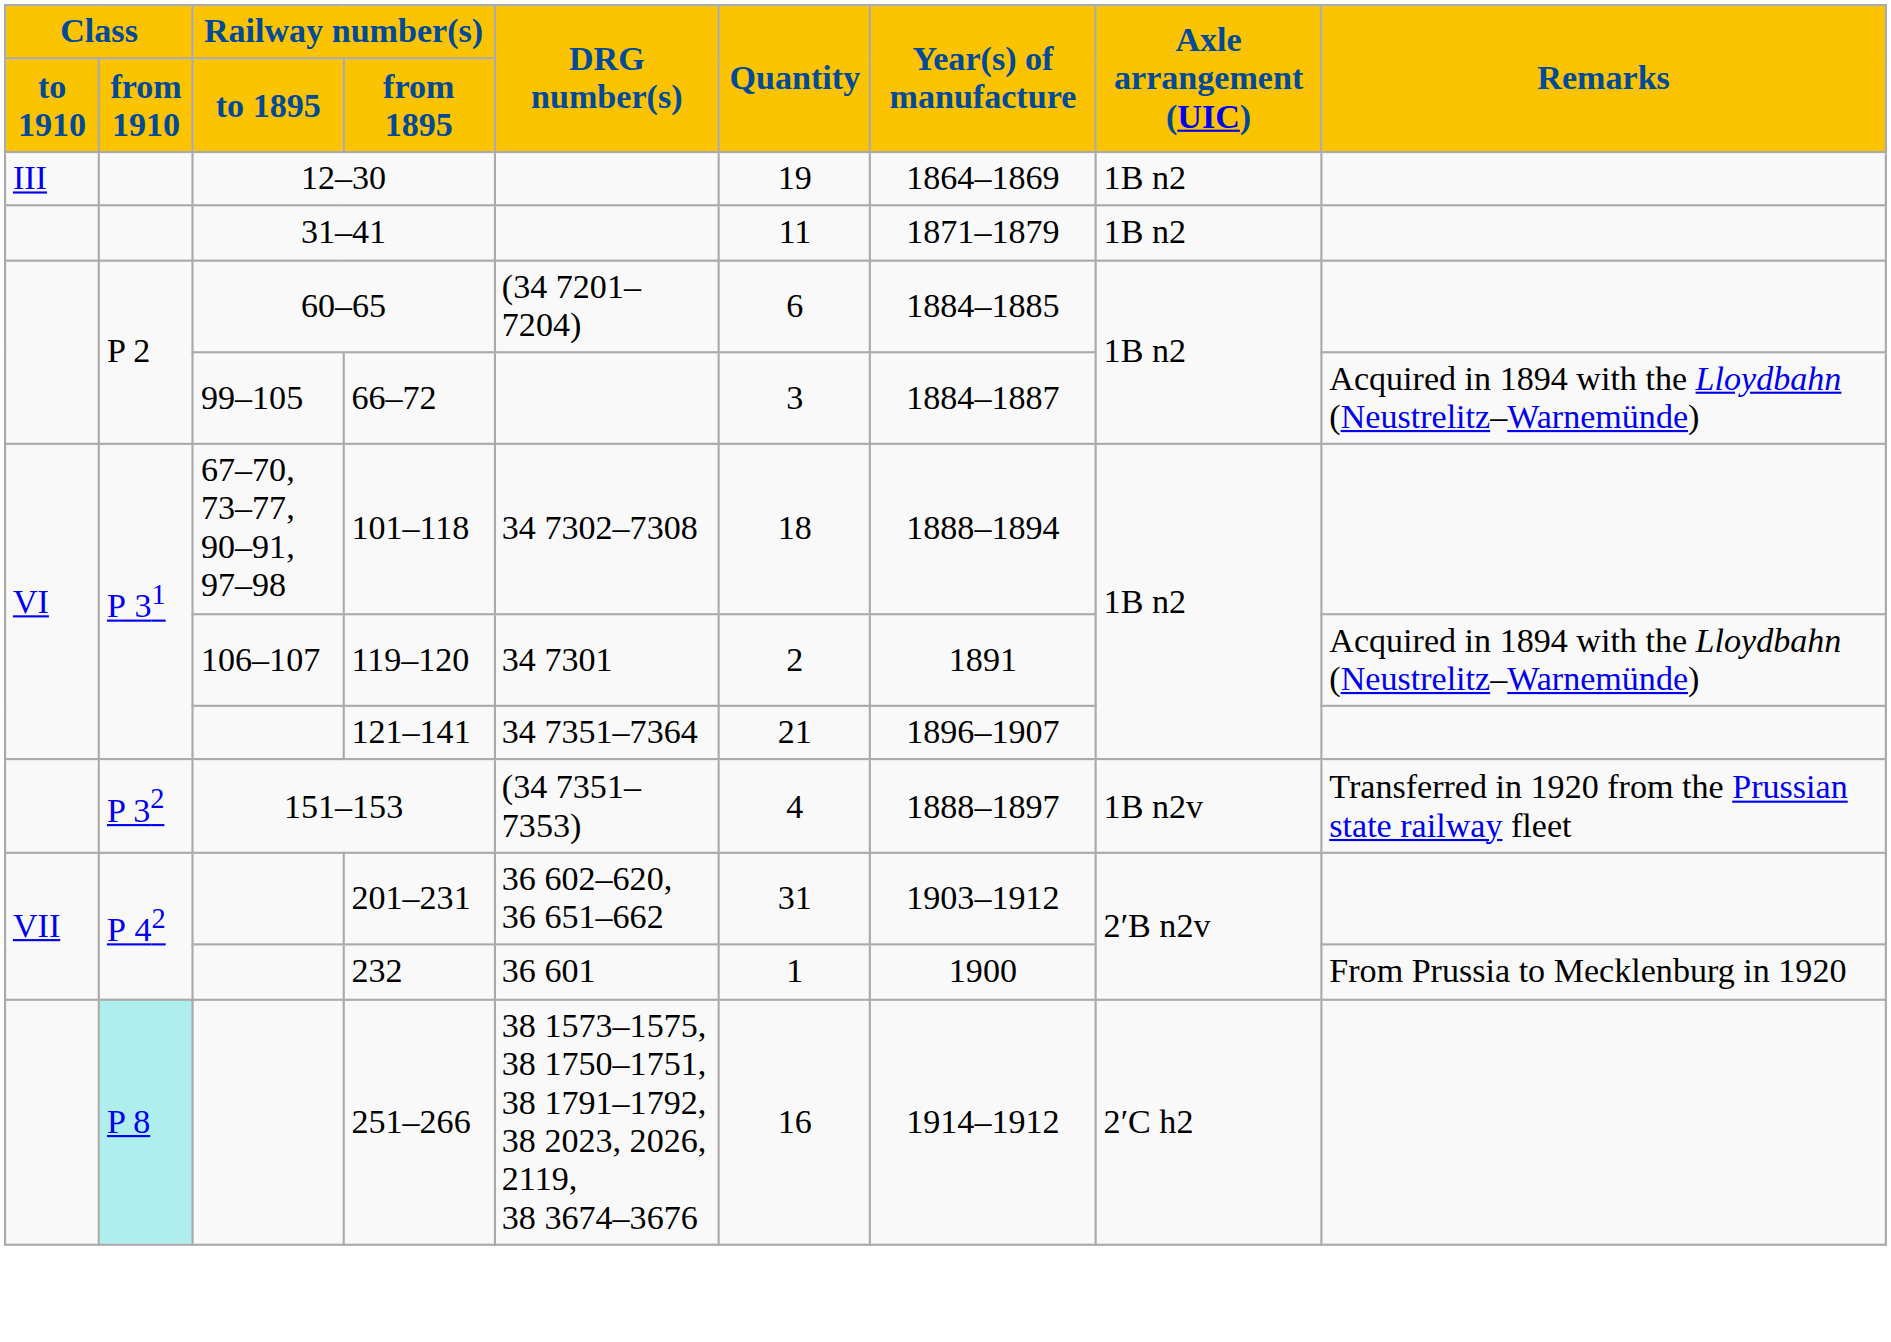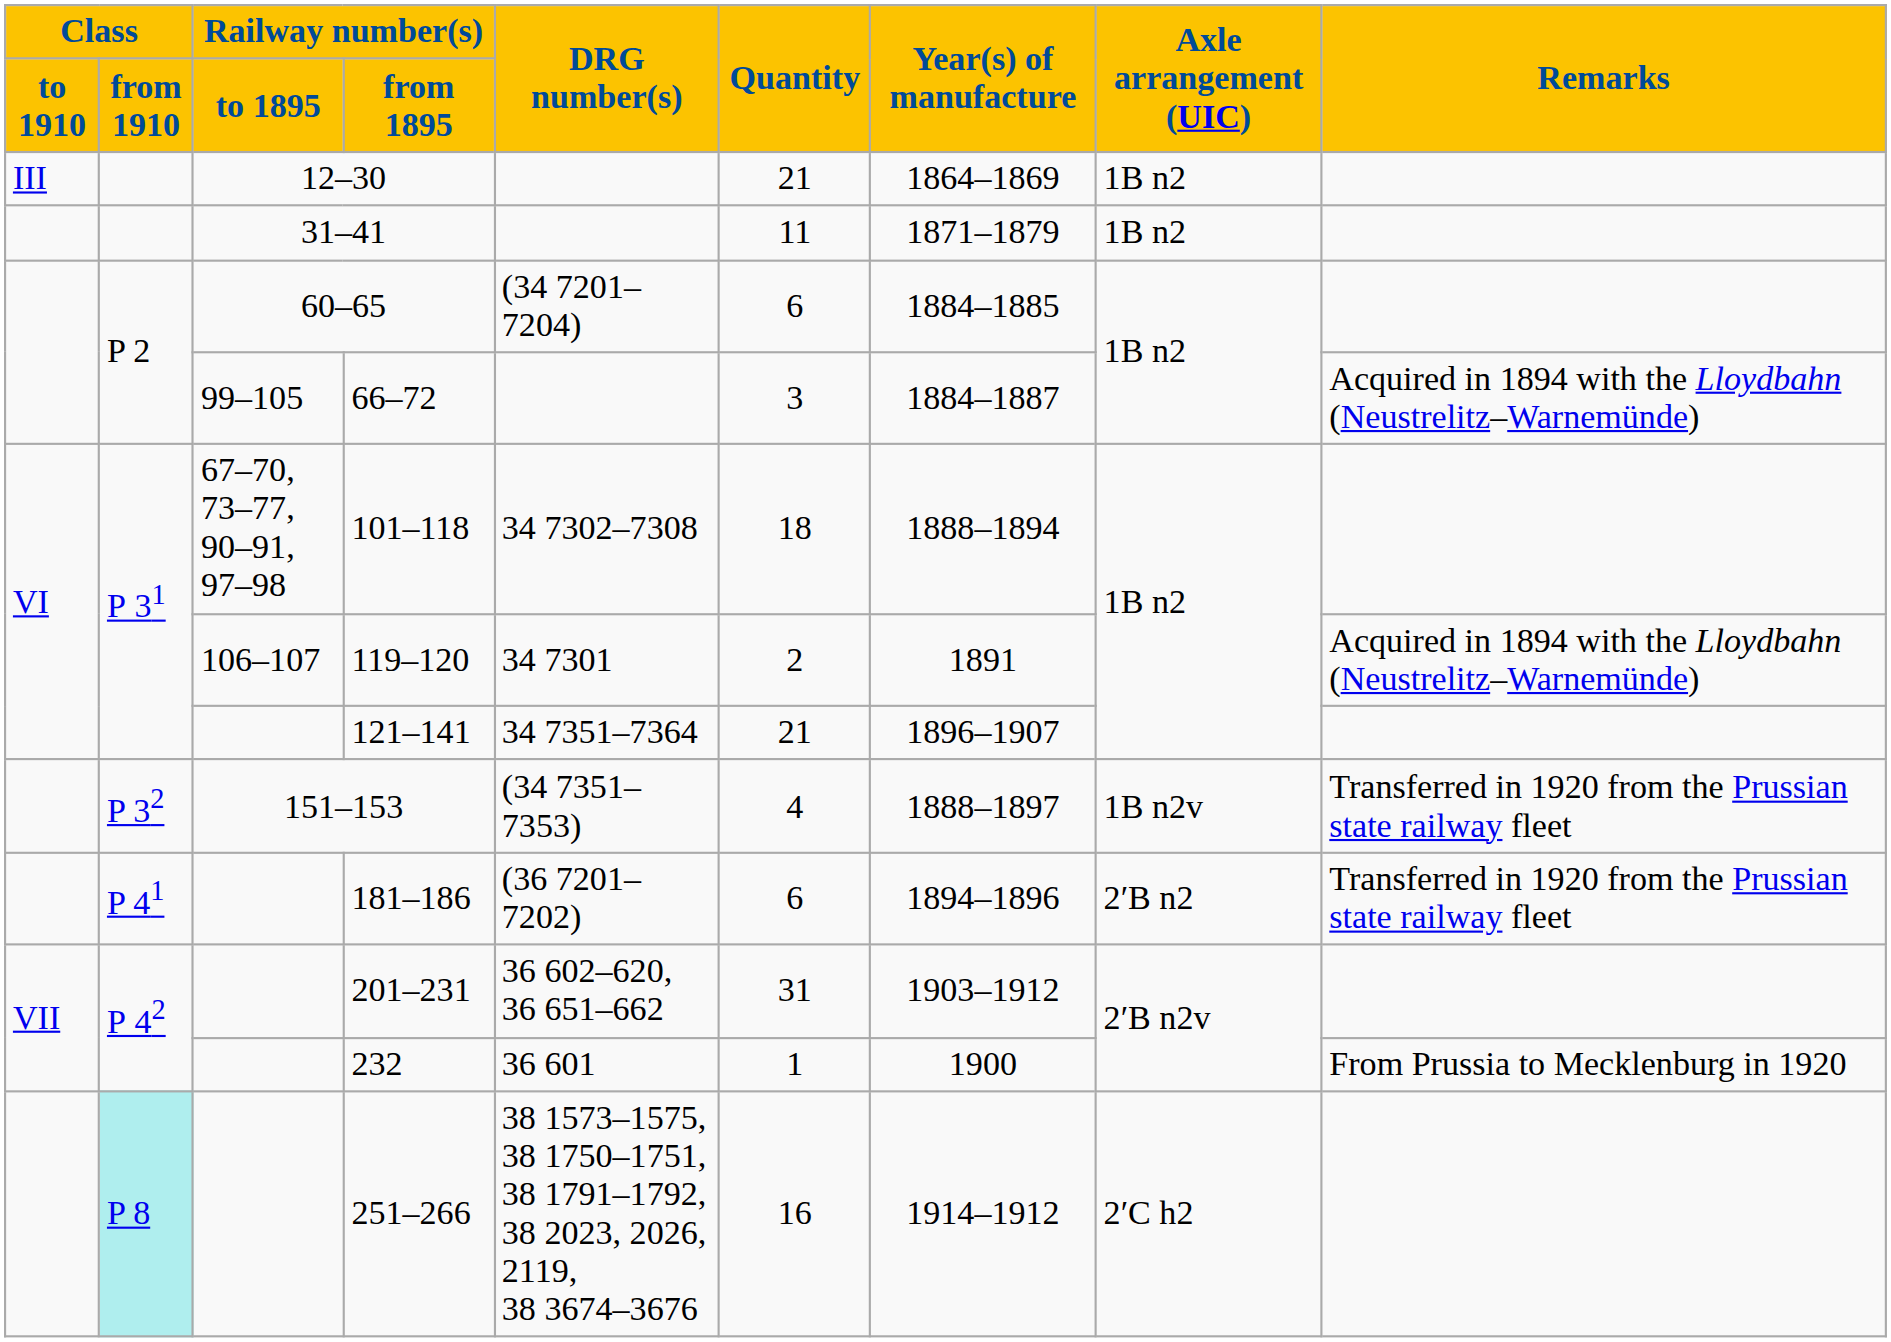(795, 177) 19 -> (795, 177) 21
+ row: (411, 897)
